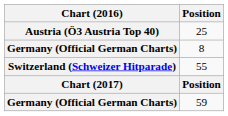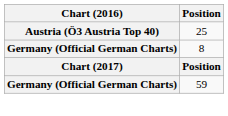- row: (202, 66)
